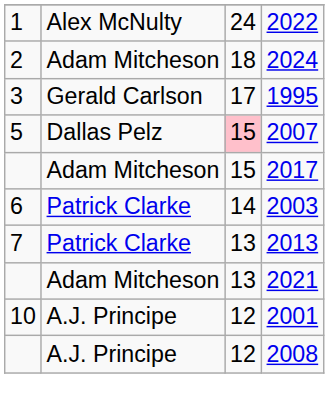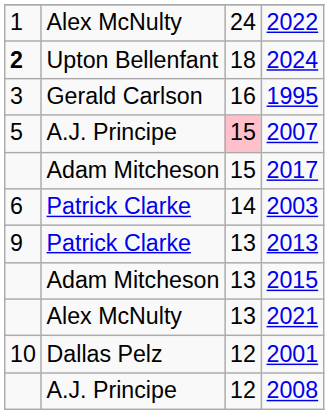(17, 59) normal -> (17, 59) bold
(133, 59) Adam Mitcheson -> (132, 59) Upton Bellenfant
(243, 96) 17 -> (243, 96) 16
(105, 133) Dallas Pelz -> (112, 133) A.J. Principe
(17, 243) 7 -> (17, 243) 9
+ row: (292, 280)
(133, 280) Adam Mitcheson -> (114, 317) Alex McNulty
(112, 317) A.J. Principe -> (105, 354) Dallas Pelz
